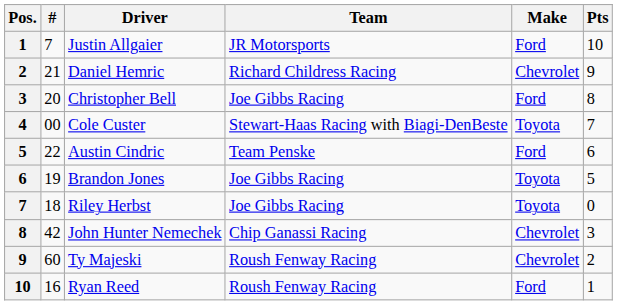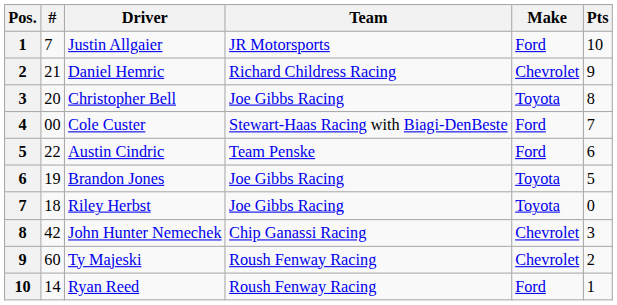(531, 98) Ford -> (538, 98) Toyota
(538, 125) Toyota -> (531, 125) Ford
(52, 286) 16 -> (52, 286) 14
